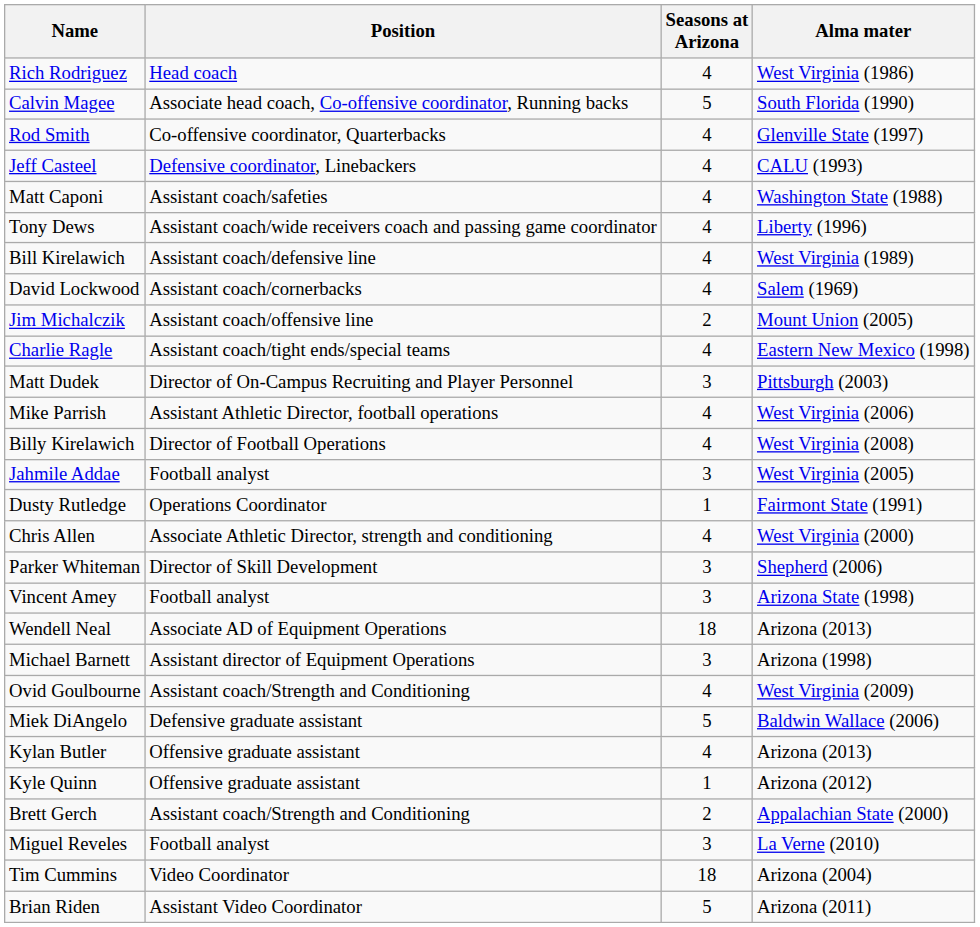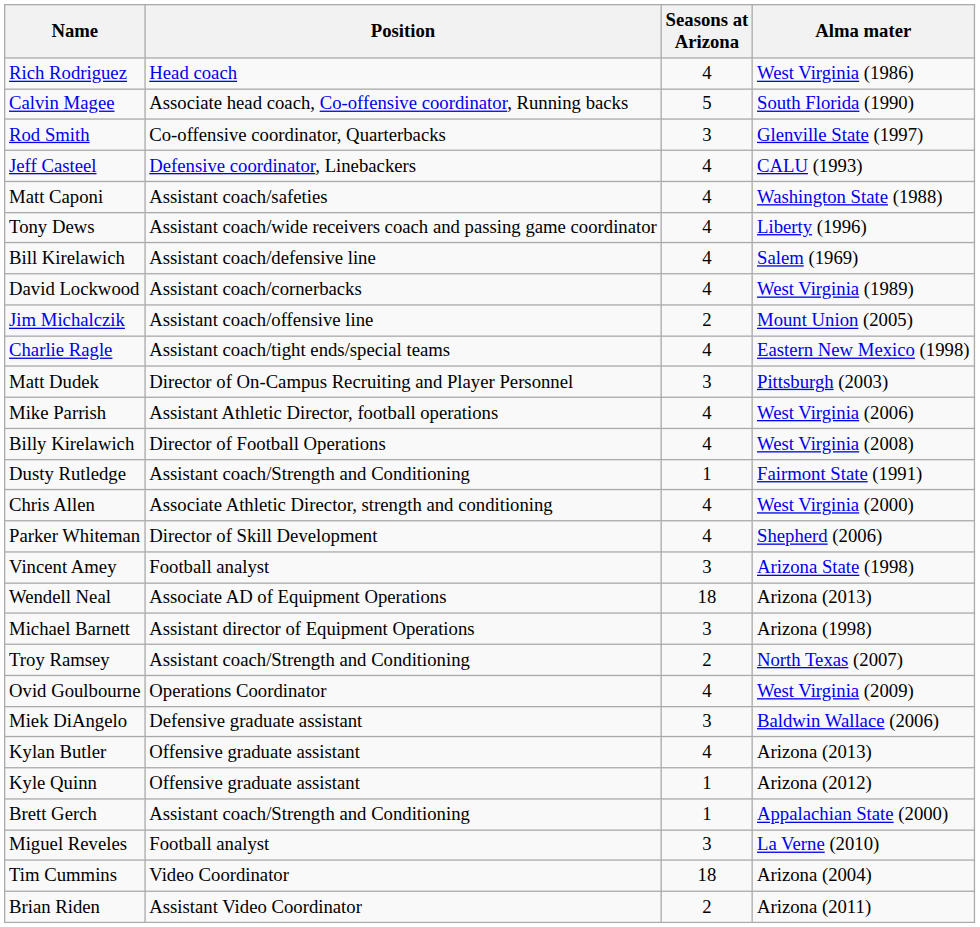(707, 135) 4 -> (707, 135) 3
(835, 258) West Virginia (1989) -> (808, 258) Salem (1969)
(808, 289) Salem (1969) -> (835, 289) West Virginia (1989)
- row: (64, 474)
(238, 505) Operations Coordinator -> (310, 474) Assistant coach/Strength and Conditioning
(707, 567) 3 -> (707, 536) 4
+ row: (59, 659)
(310, 690) Assistant coach/Strength and Conditioning -> (238, 690) Operations Coordinator
(707, 721) 5 -> (707, 721) 3
(707, 814) 2 -> (707, 814) 1
(707, 906) 5 -> (707, 906) 2
